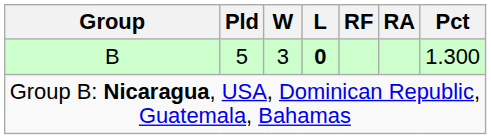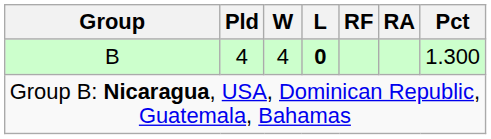(242, 56) 5 -> (242, 56) 4
(283, 56) 3 -> (283, 56) 4
